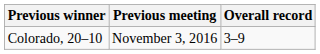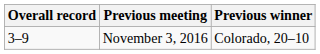columns swapped: (268, 15) <-> (57, 15)
